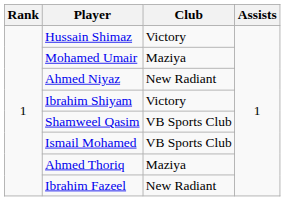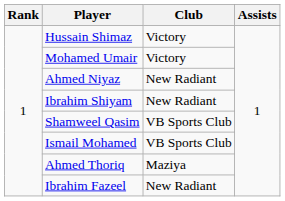(166, 57) Maziya -> (166, 57) Victory
(166, 100) Victory -> (181, 100) New Radiant
